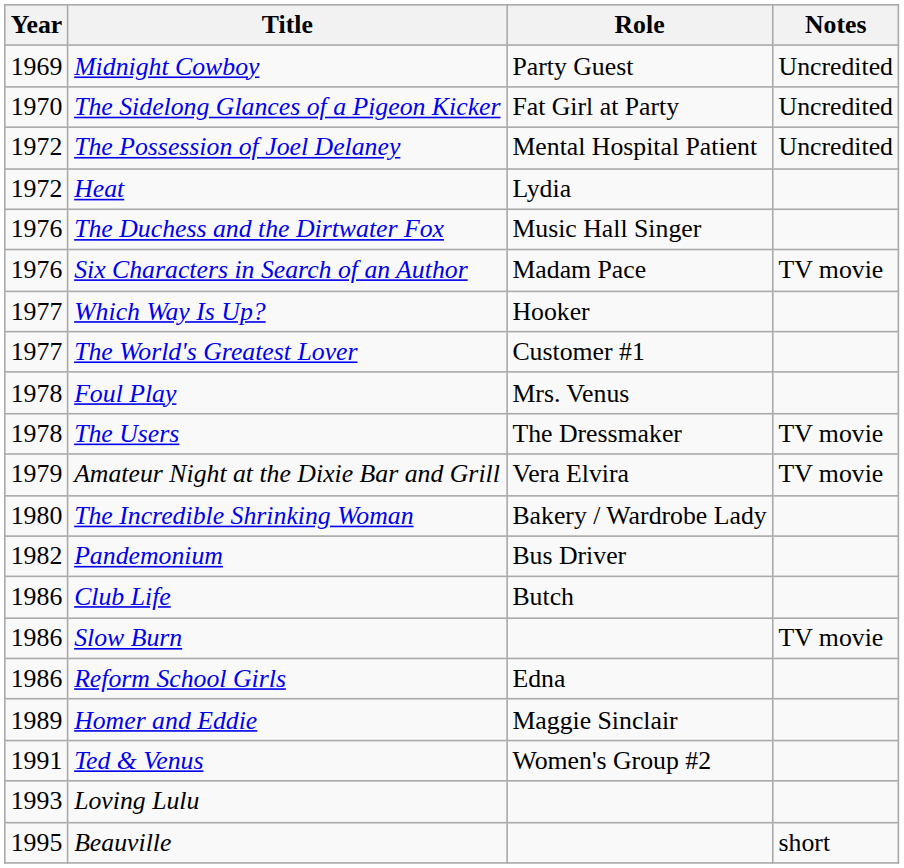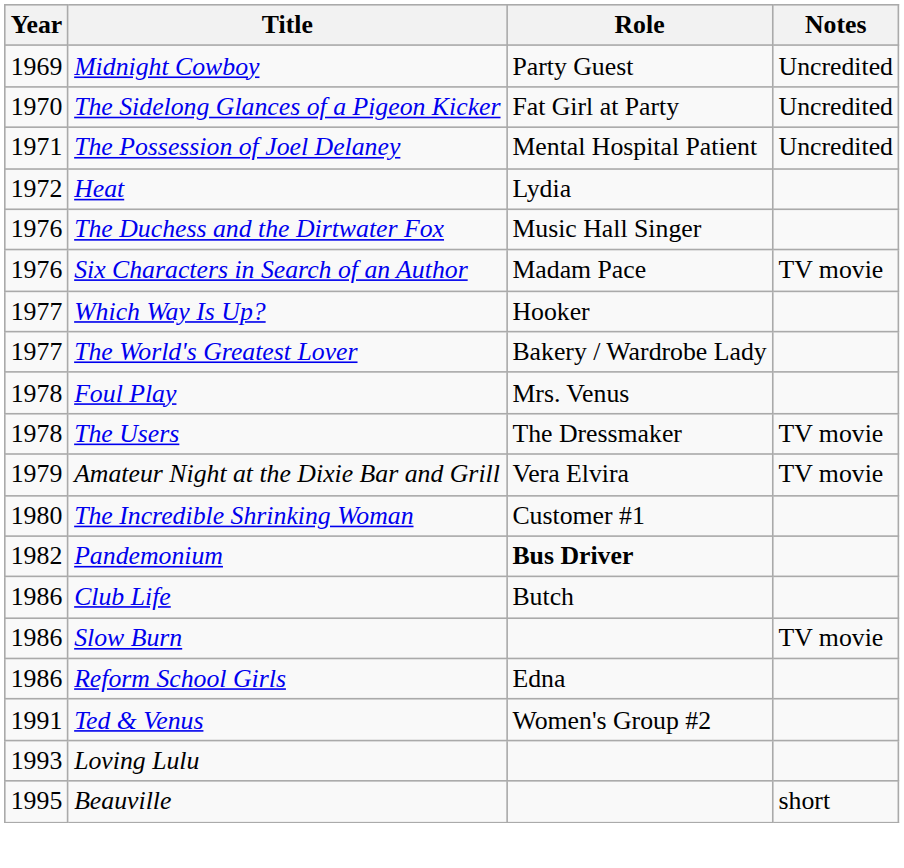(37, 147) 1972 -> (37, 147) 1971
(579, 351) Customer #1 -> (640, 351) Bakery / Wardrobe Lady
(640, 515) Bakery / Wardrobe Lady -> (579, 515) Customer #1
(569, 556) normal -> (573, 556) bold
- row: (166, 719)
